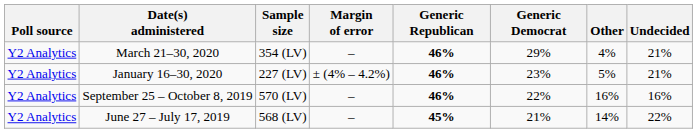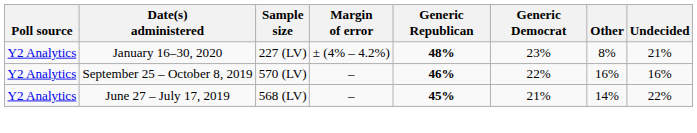- row: (168, 52)
(441, 74) 46% -> (441, 52) 48%
(607, 74) 5% -> (607, 52) 8%
